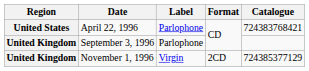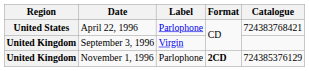(181, 43) Parlophone -> (171, 43) Virgin
(171, 58) Virgin -> (181, 58) Parlophone
(217, 58) normal -> (217, 58) bold
(273, 58) 724385377129 -> (273, 58) 724385376129
